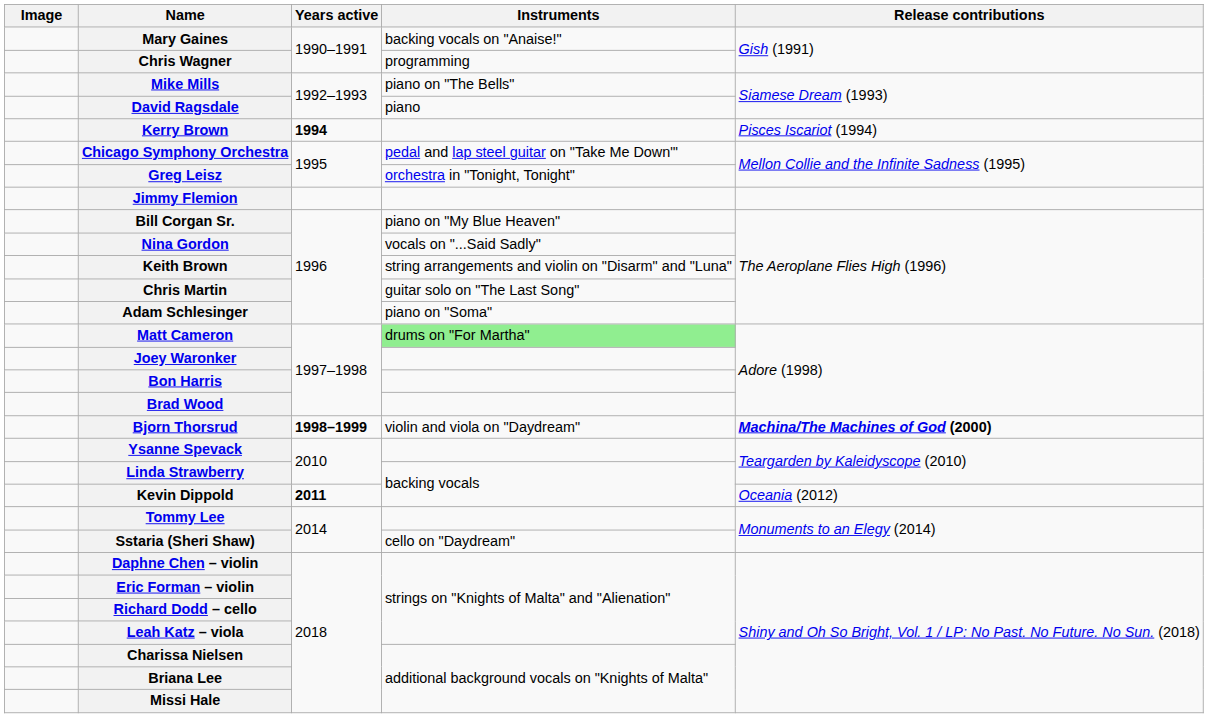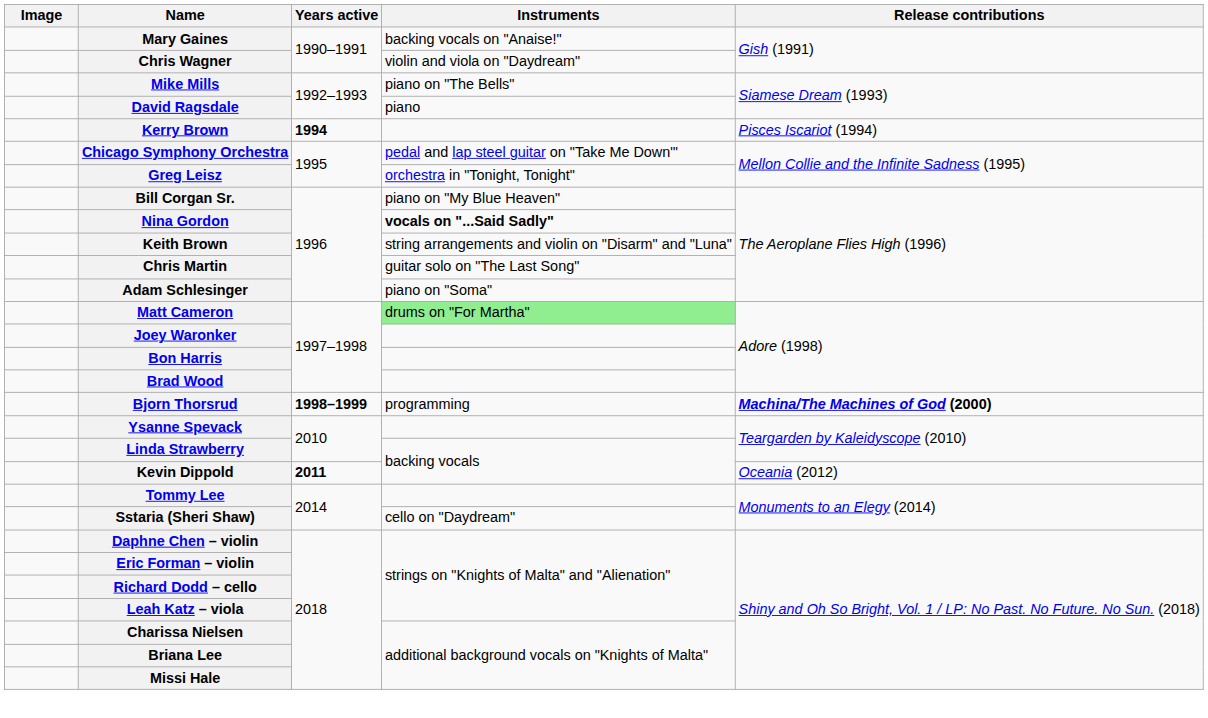(427, 61) programming -> (482, 61) violin and viola on "Daydream"
- row: (185, 198)
(463, 244) normal -> (469, 221) bold
(482, 426) violin and viola on "Daydream" -> (427, 404) programming
